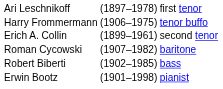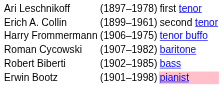rows swapped: (35, 36) <-> (51, 22)
(174, 78) no background -> (174, 78) pink background
